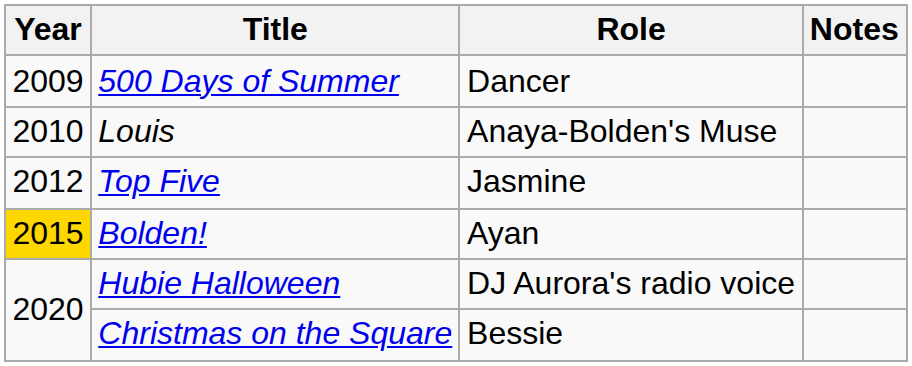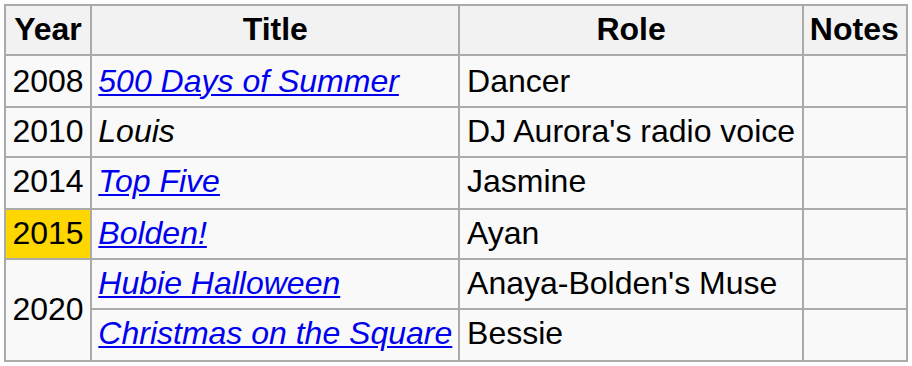(48, 80) 2009 -> (48, 80) 2008
(622, 131) Anaya-Bolden's Muse -> (631, 131) DJ Aurora's radio voice
(48, 182) 2012 -> (48, 182) 2014
(631, 283) DJ Aurora's radio voice -> (622, 283) Anaya-Bolden's Muse
